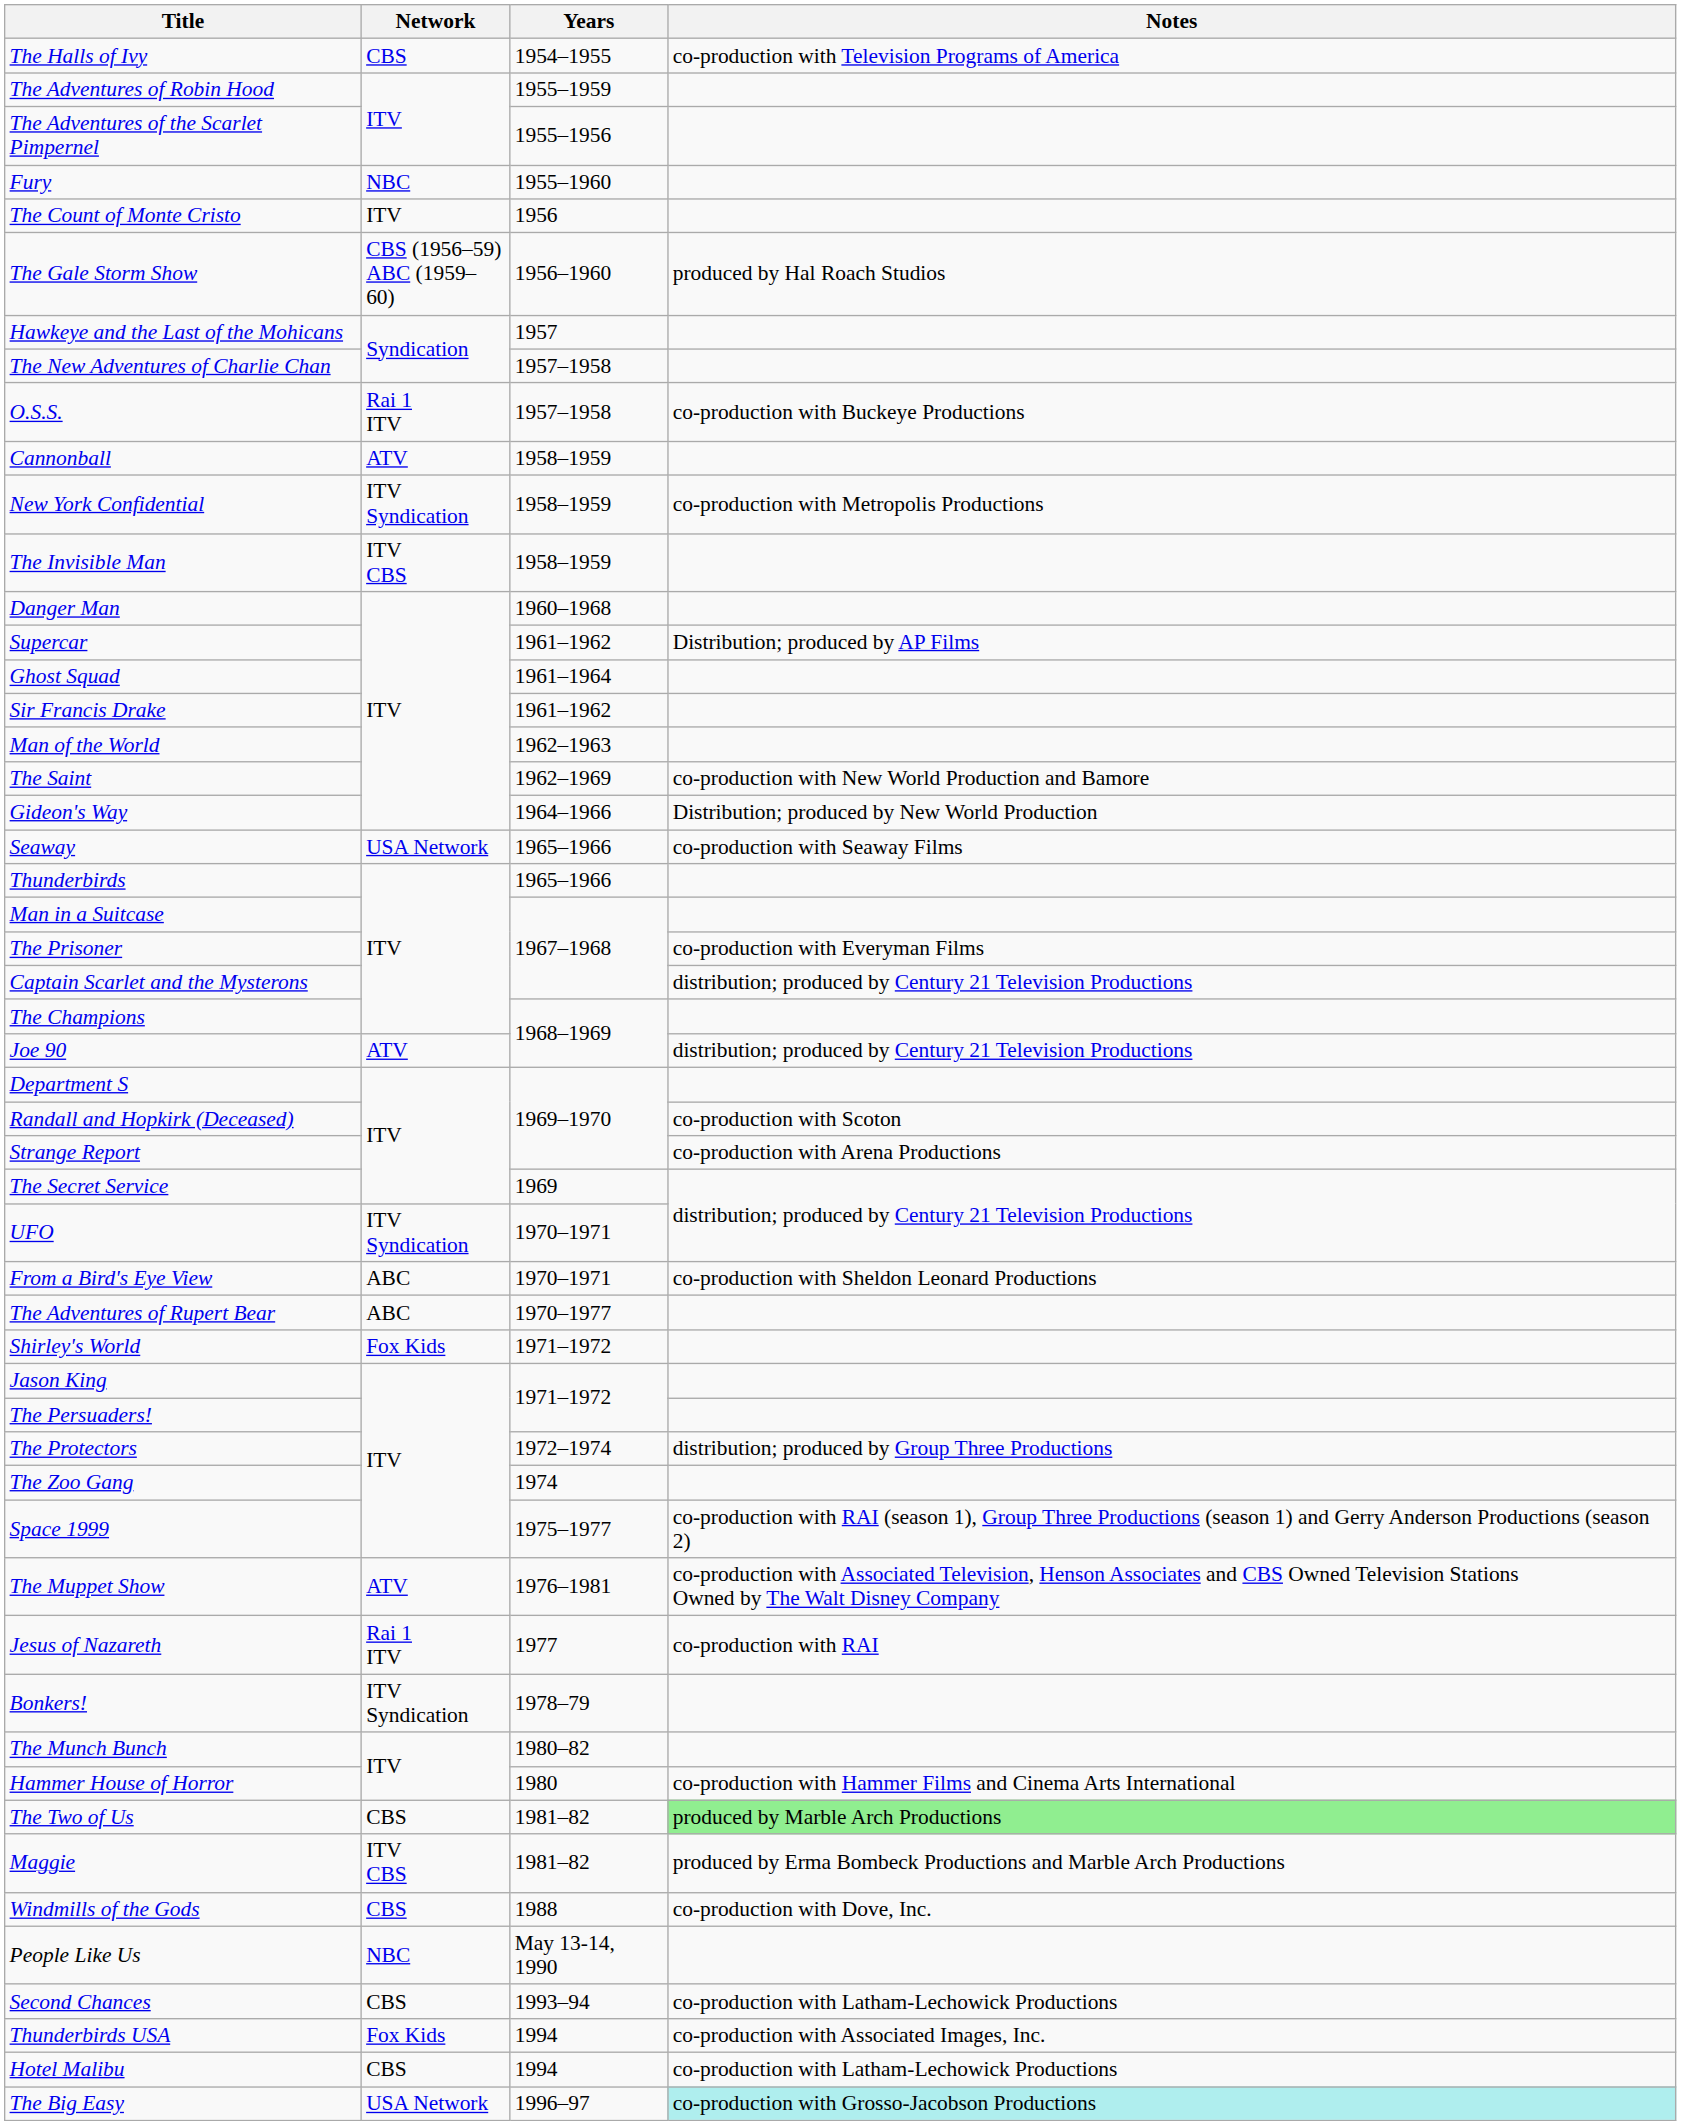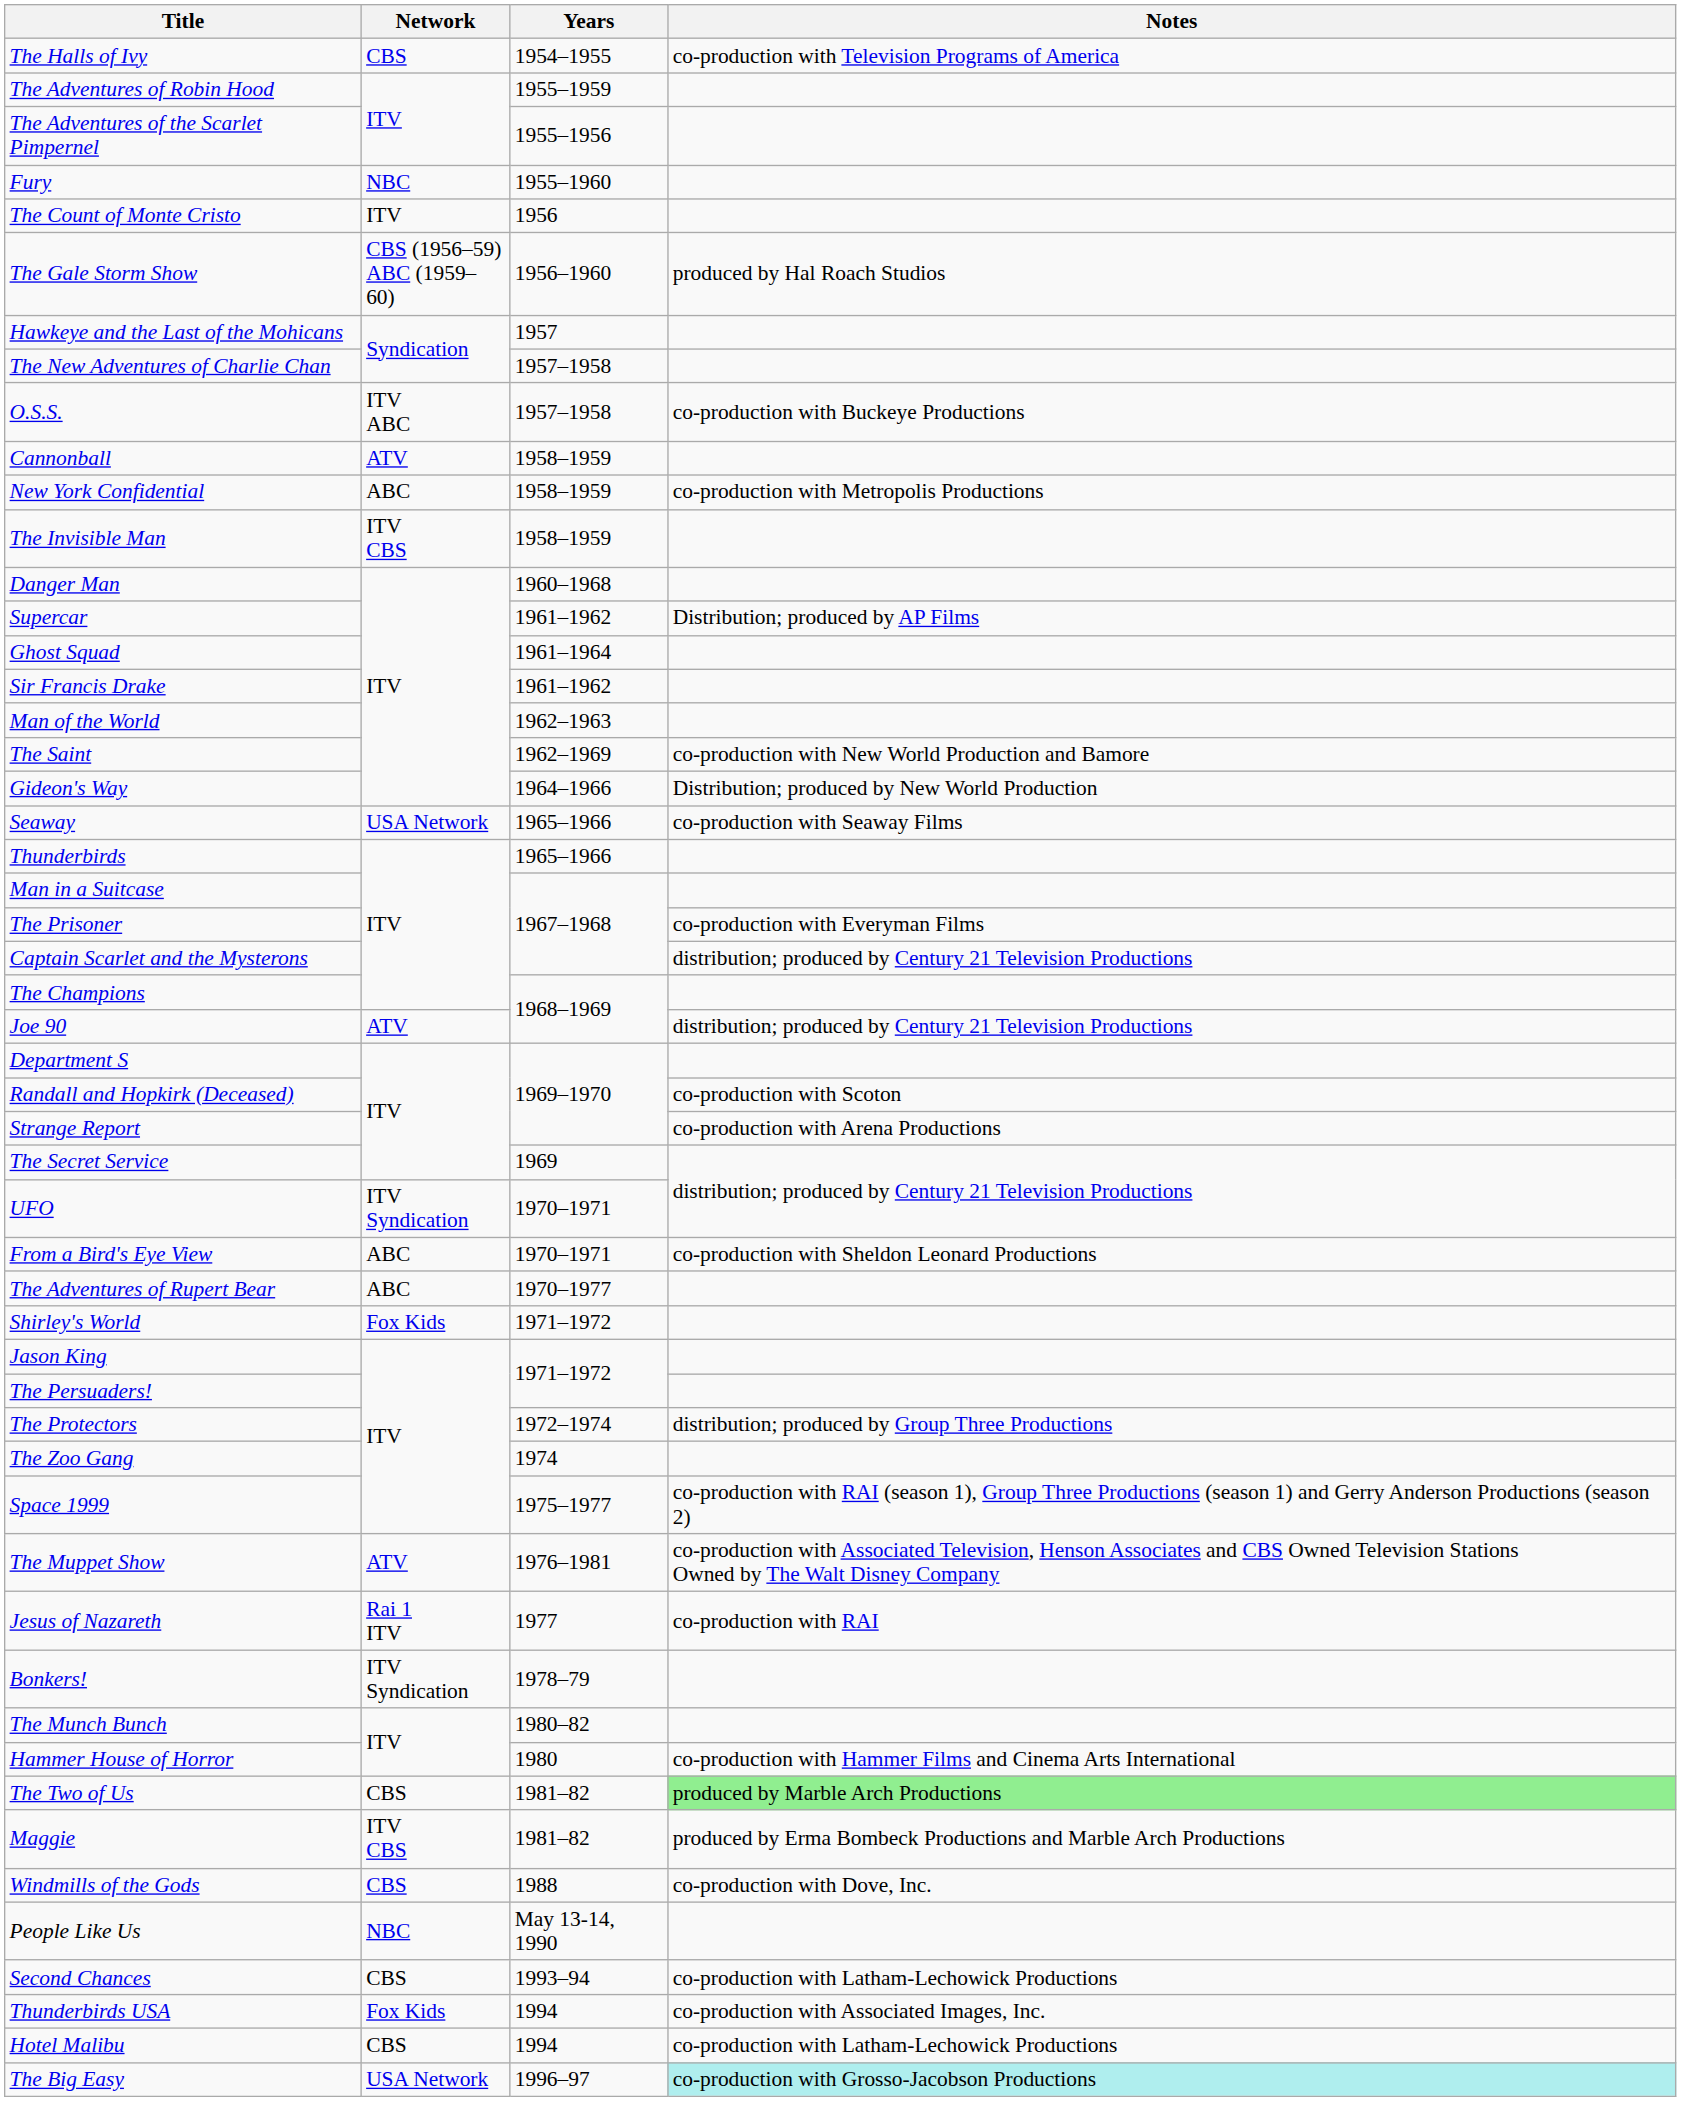(389, 411) Rai 1 ITV -> (388, 411) ITV ABC
(417, 504) ITV Syndication -> (388, 492) ABC
